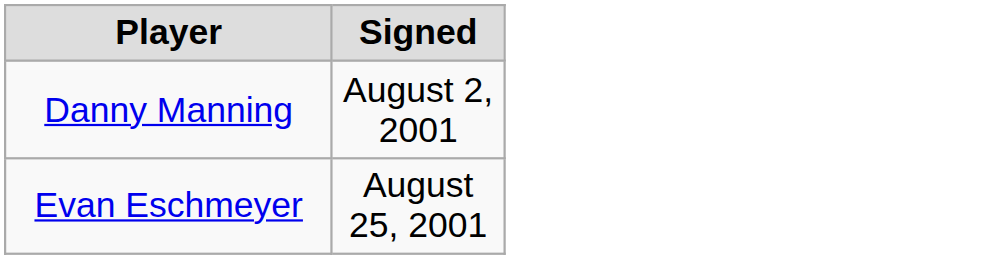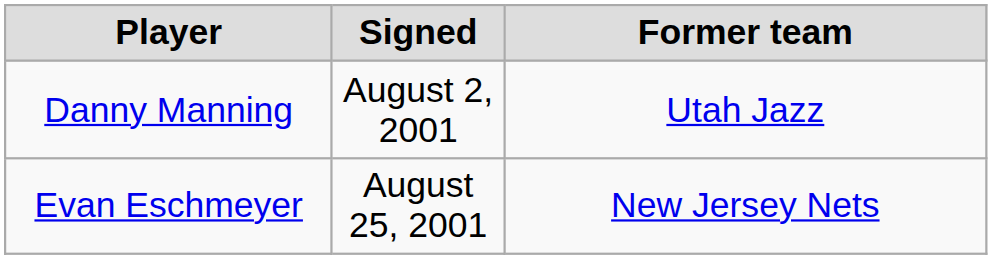+ column: (745, 32)
